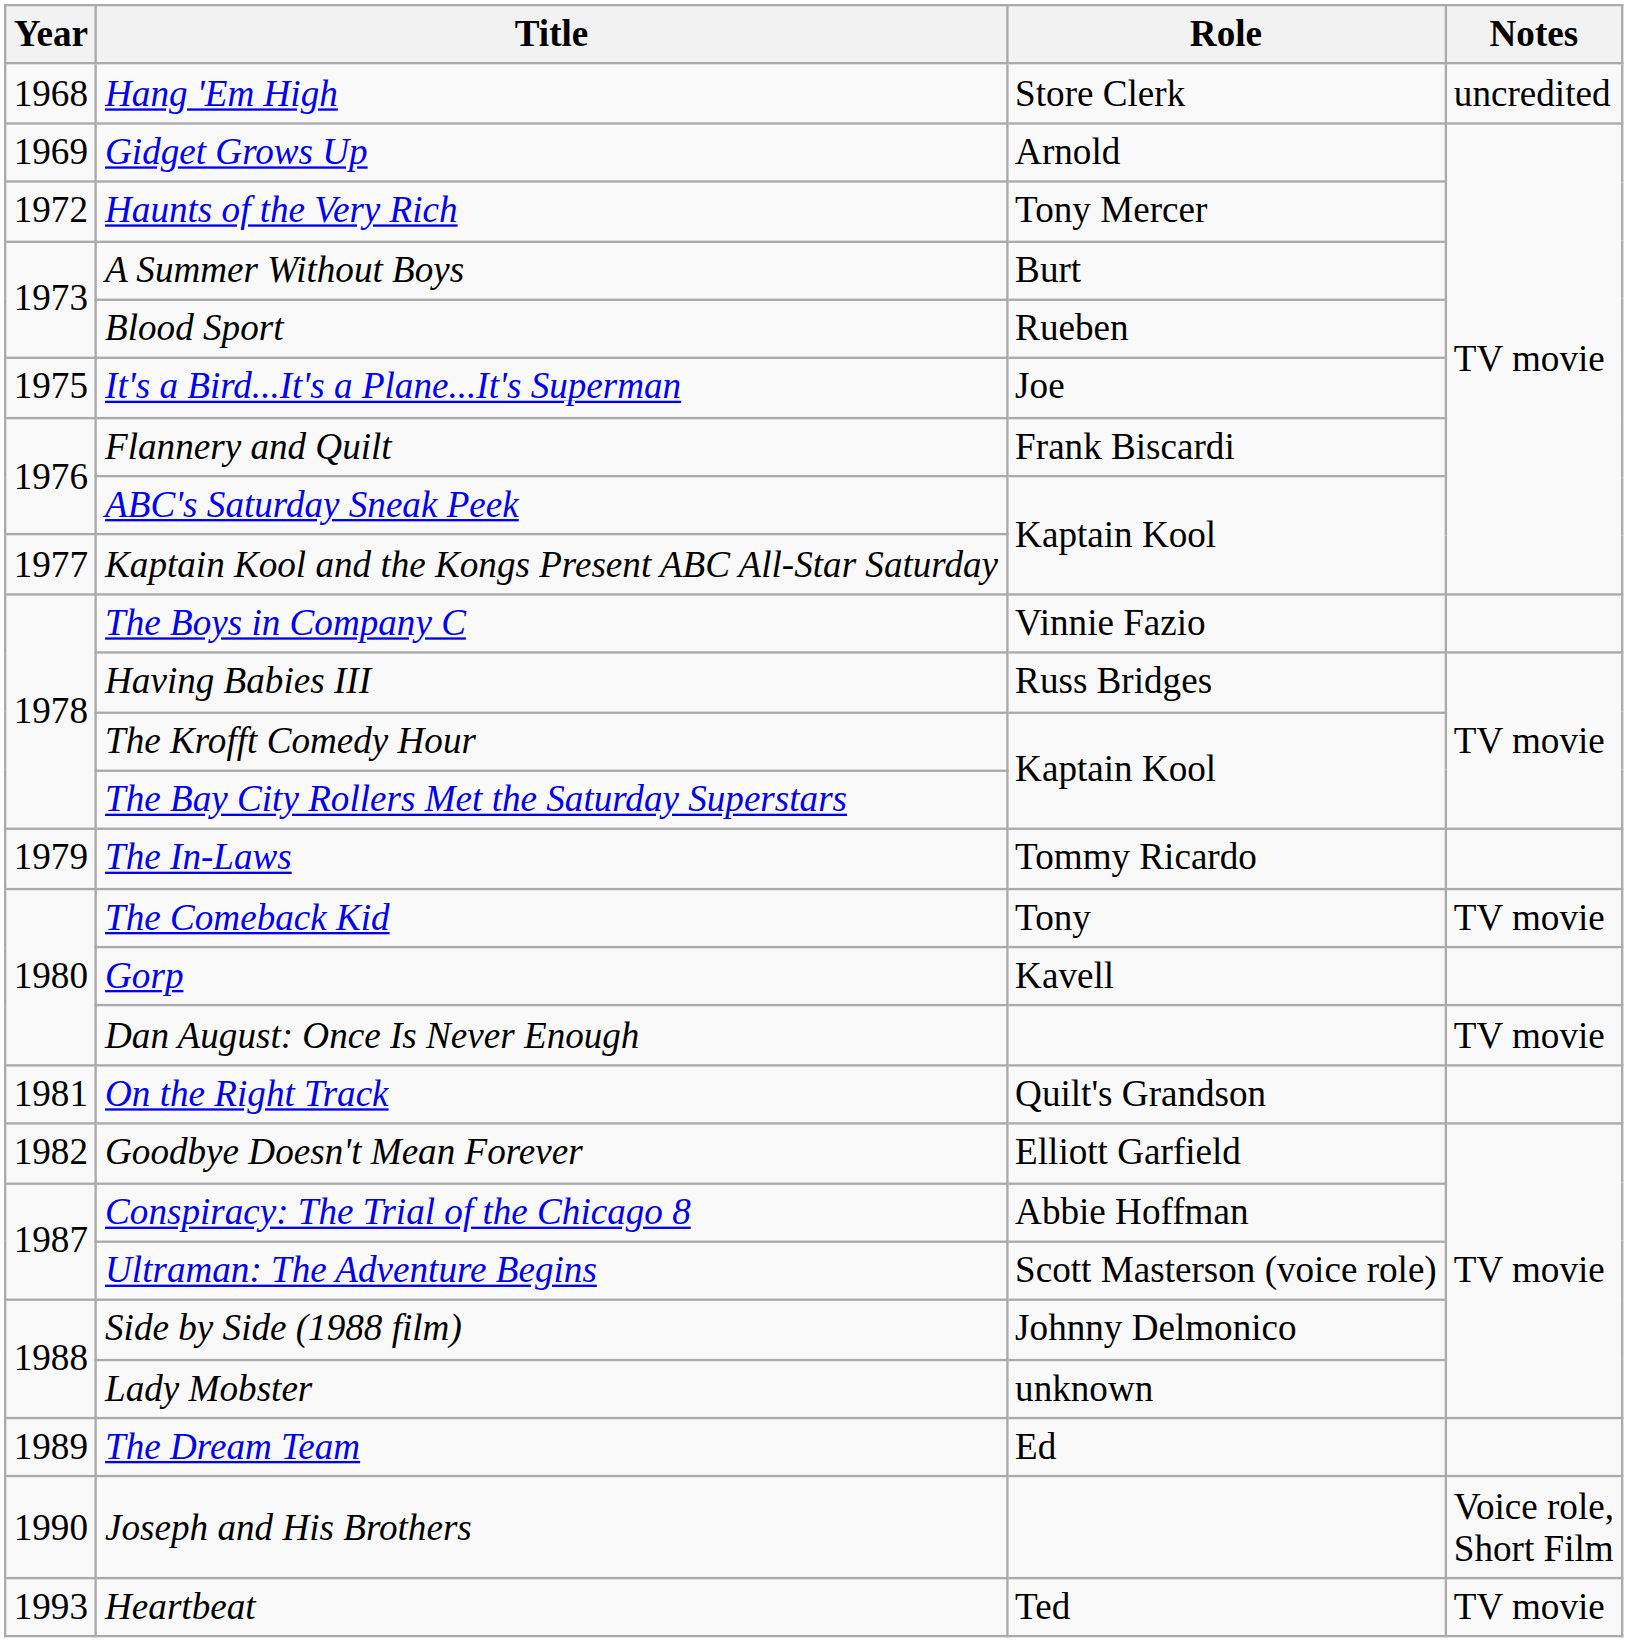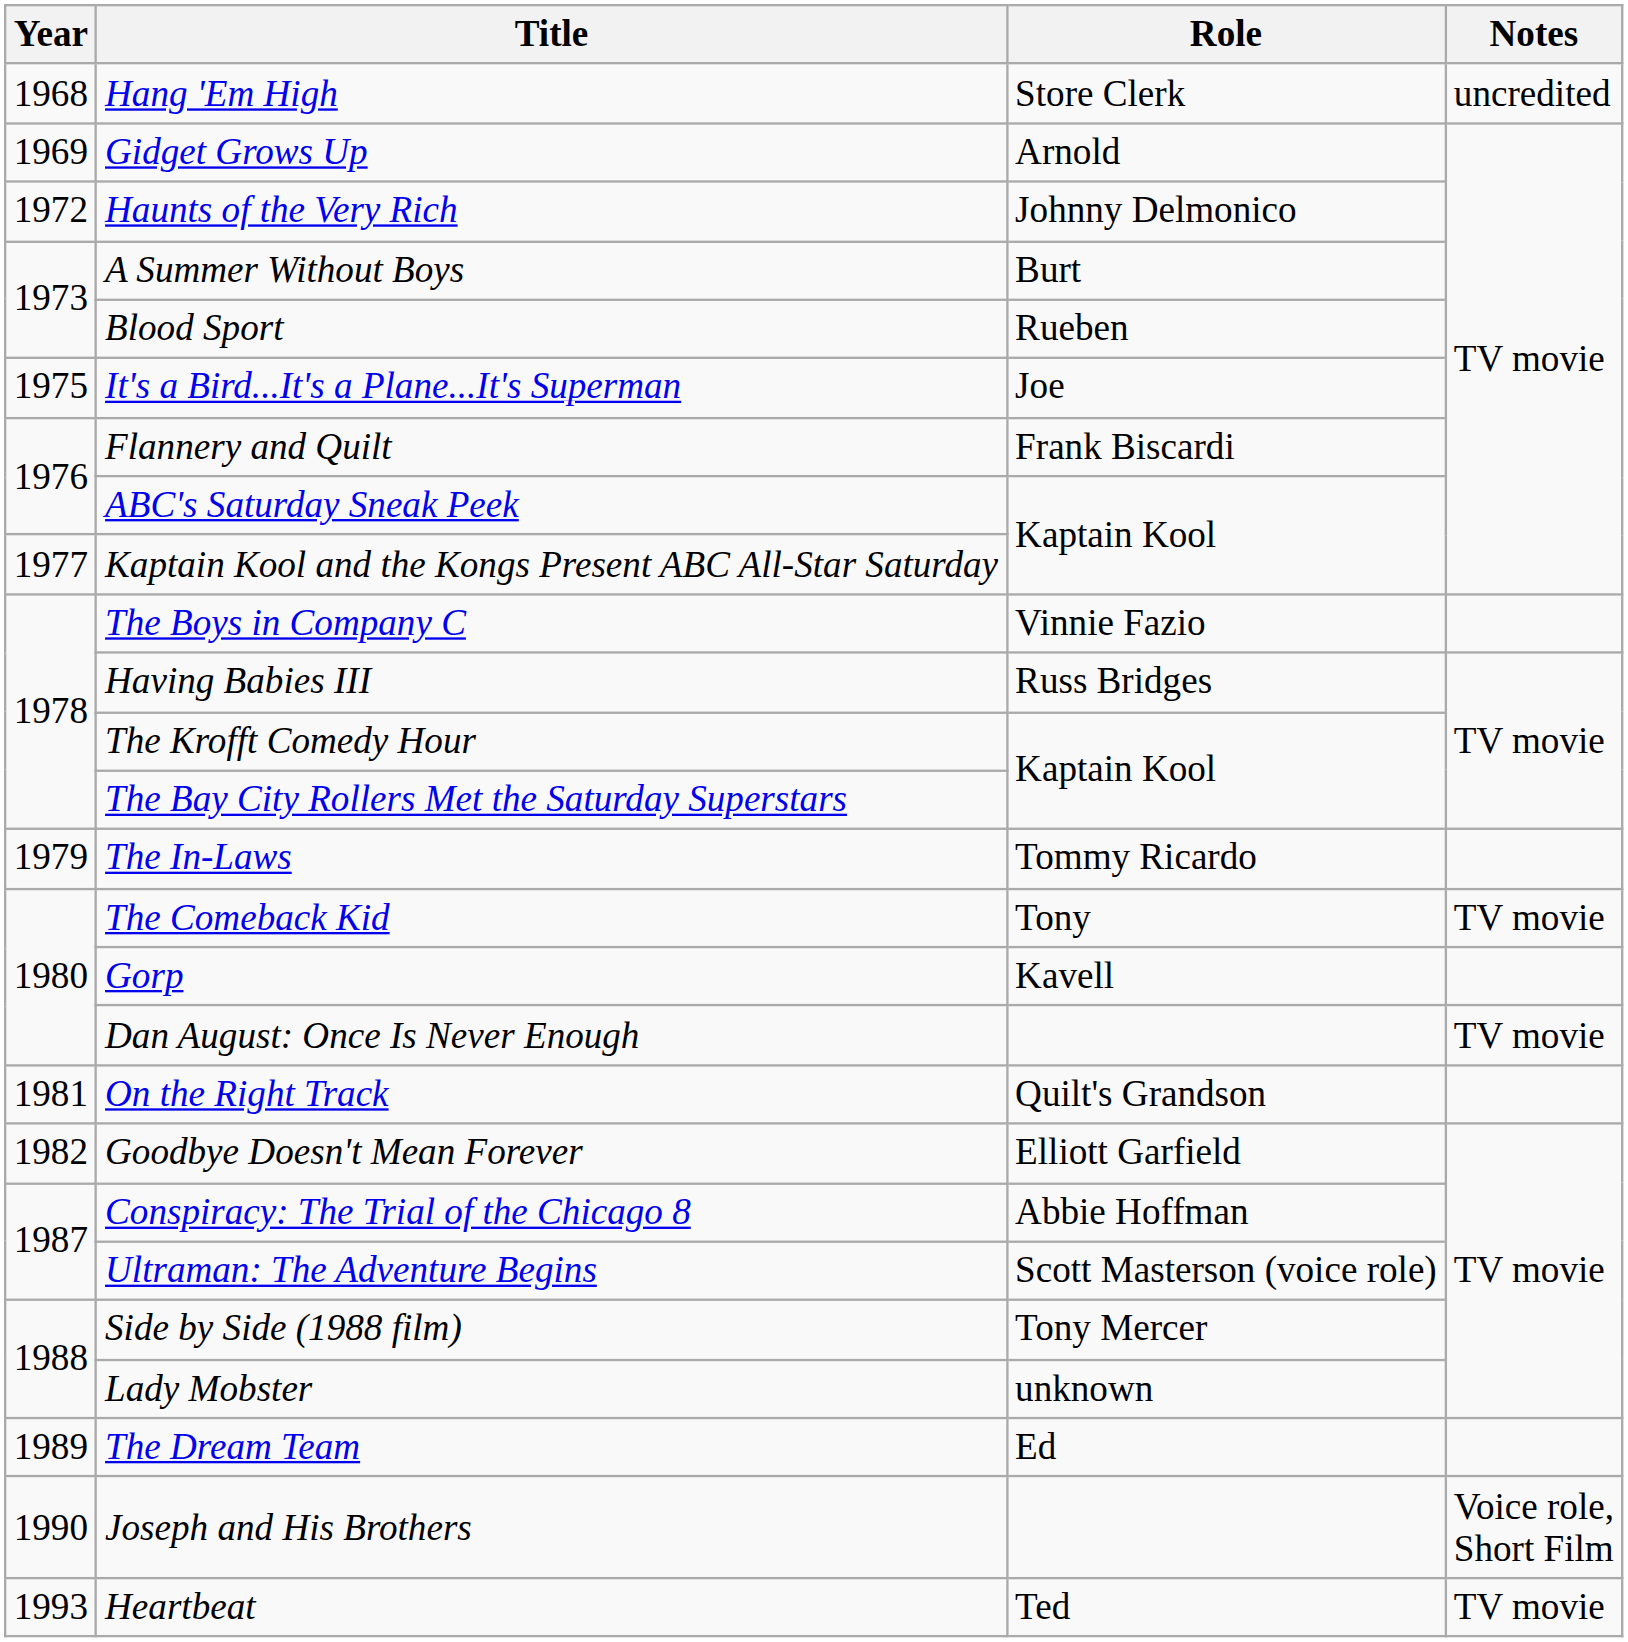(1111, 210) Tony Mercer -> (1156, 210) Johnny Delmonico
(1156, 1329) Johnny Delmonico -> (1111, 1329) Tony Mercer
